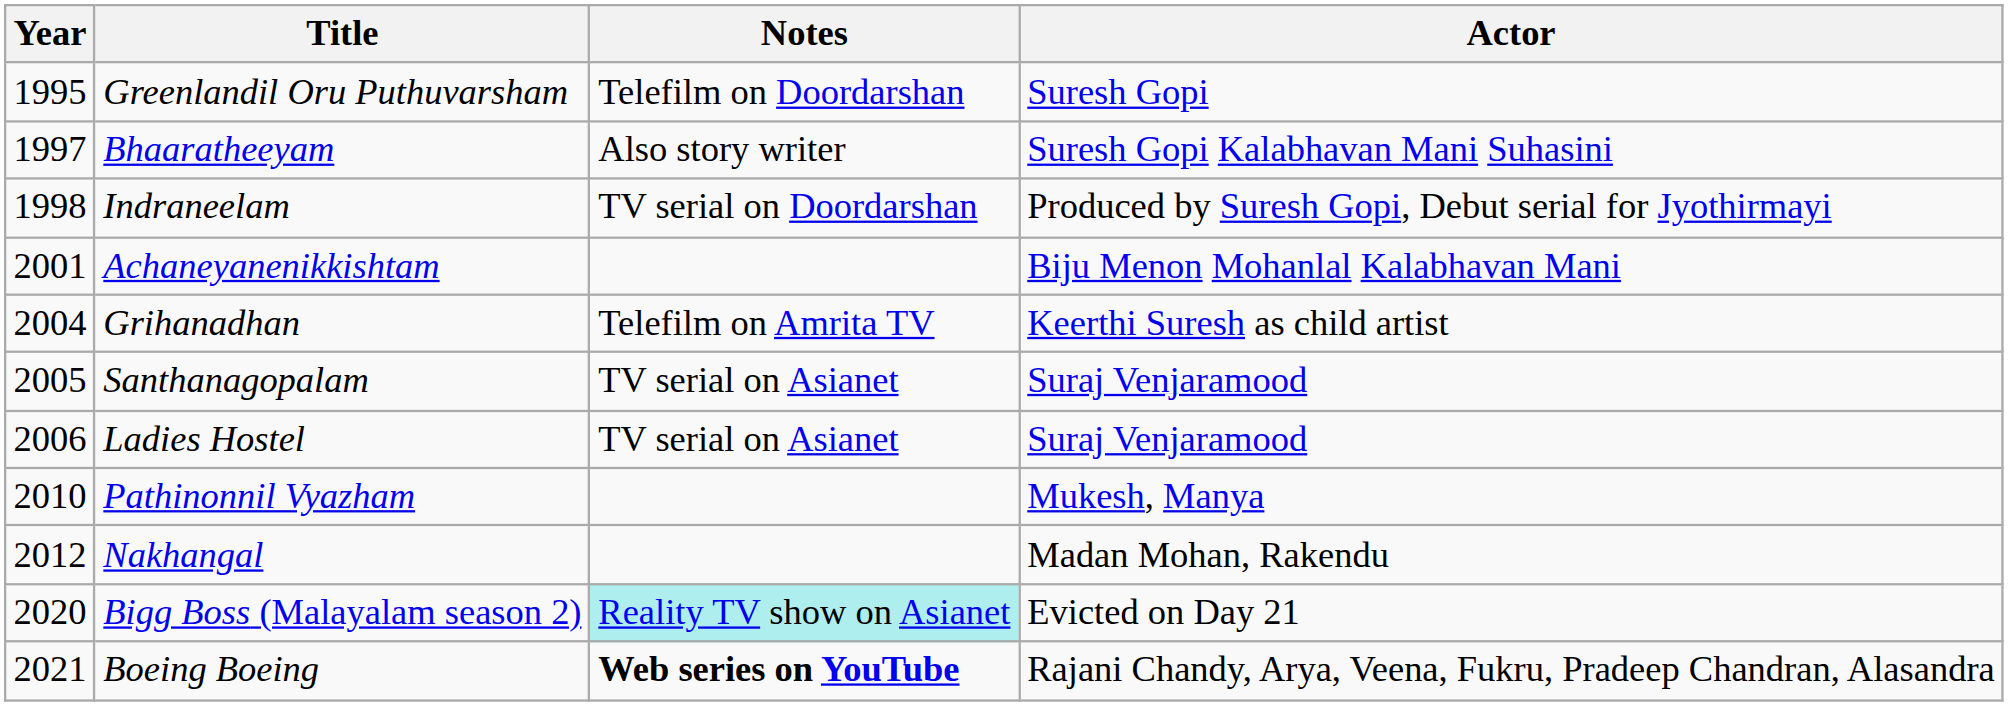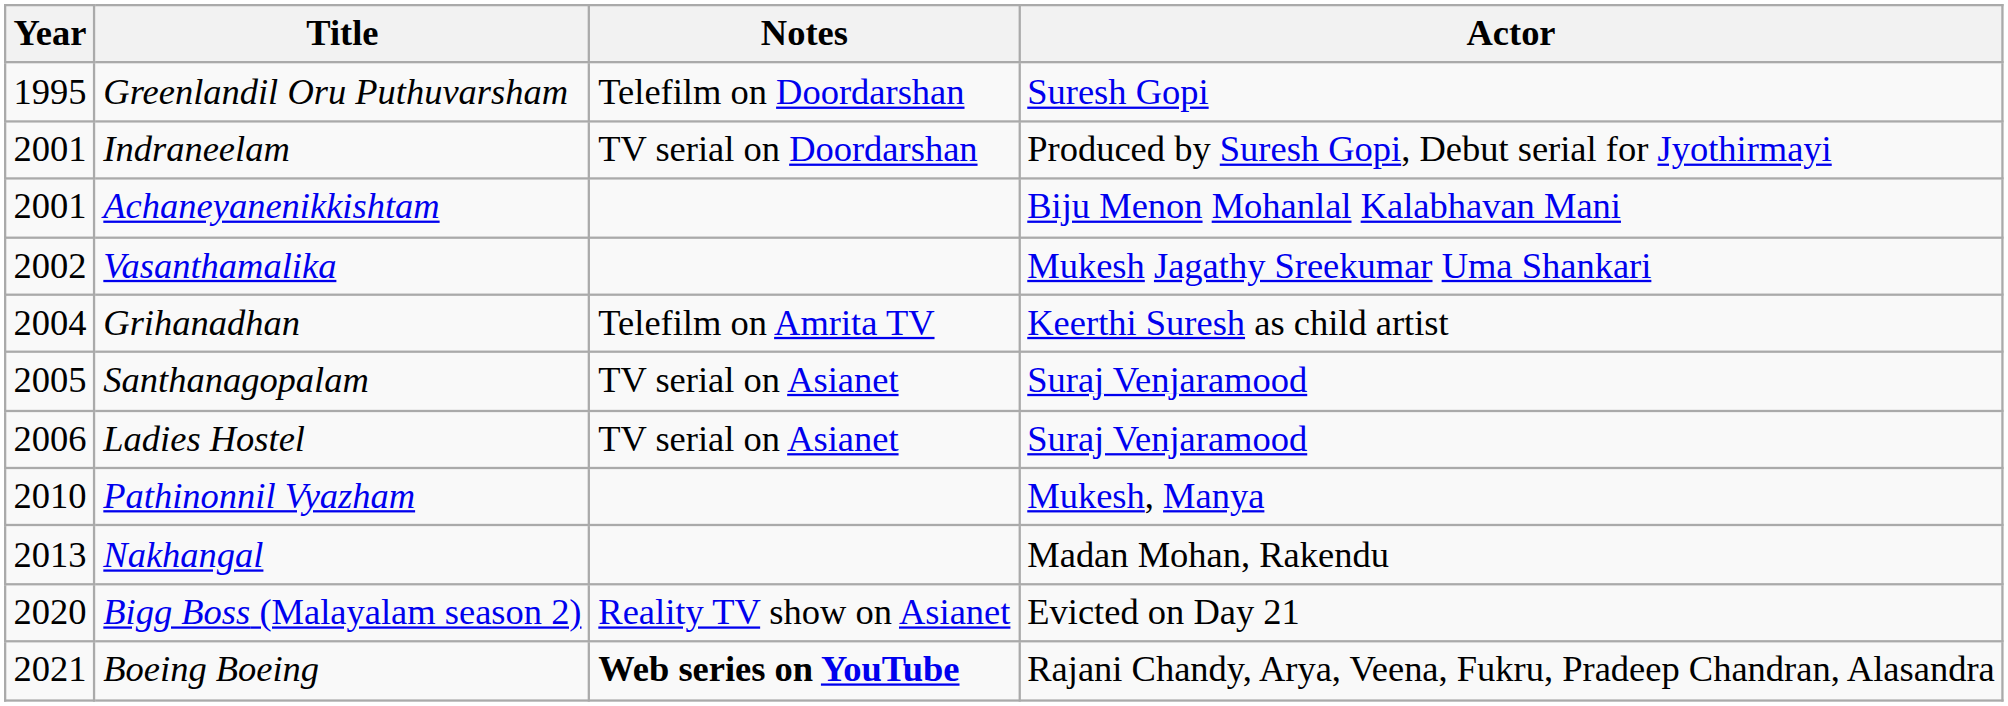- row: (219, 149)
(50, 206) 1998 -> (50, 149) 2001
+ row: (220, 264)
(50, 554) 2012 -> (50, 554) 2013
(804, 611) paleturquoise background -> (804, 611) no background
